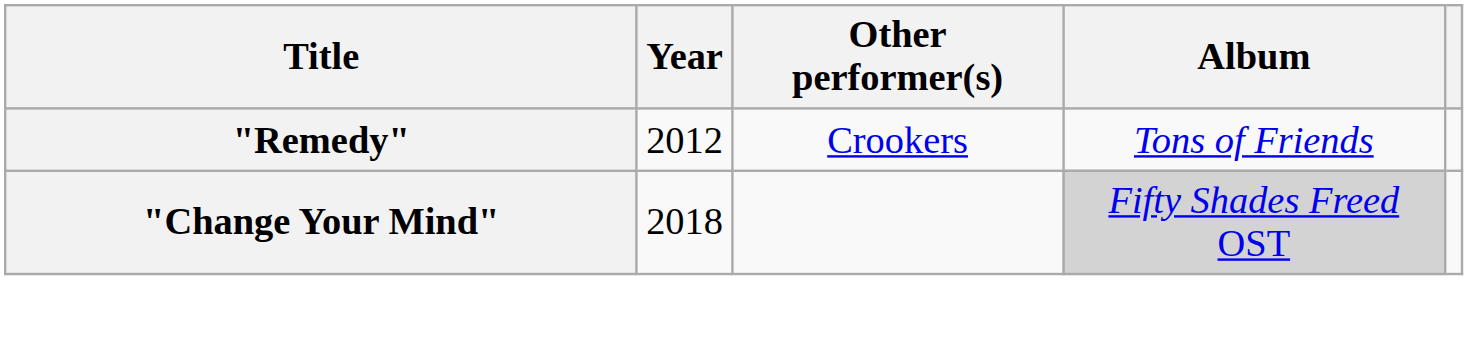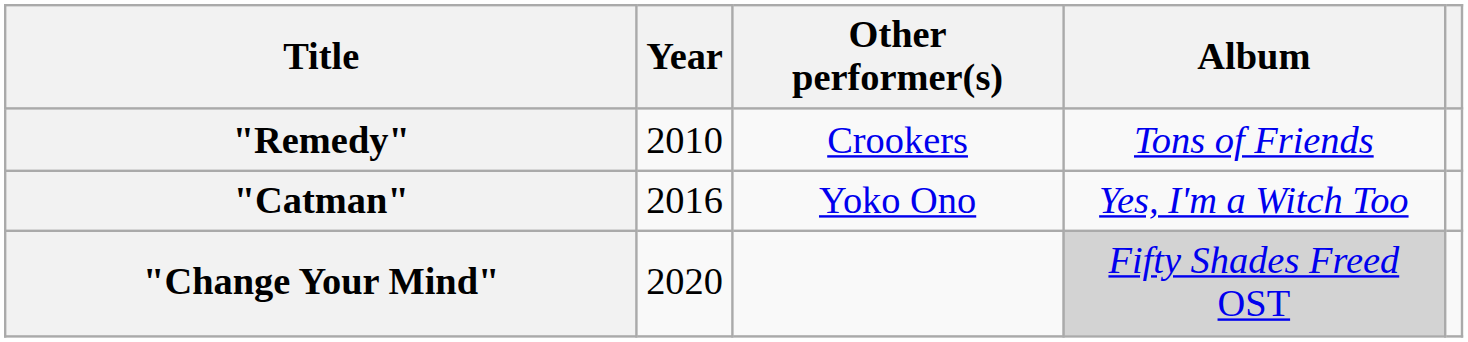(685, 139) 2012 -> (685, 139) 2010
+ row: (321, 199)
(685, 221) 2018 -> (685, 282) 2020
